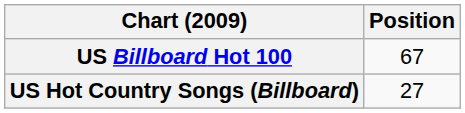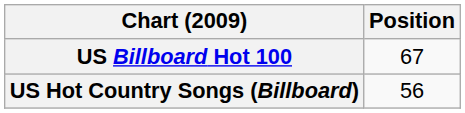(412, 90) 27 -> (412, 90) 56
